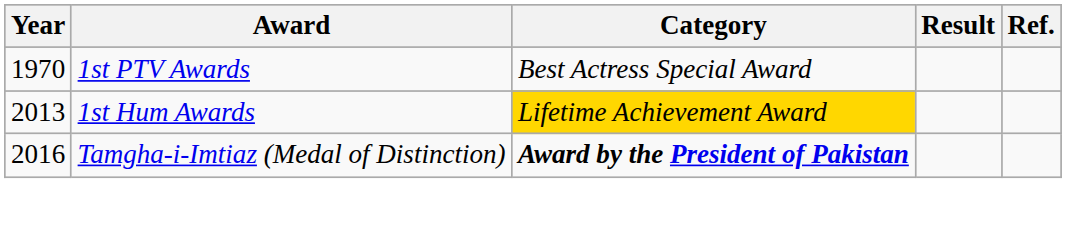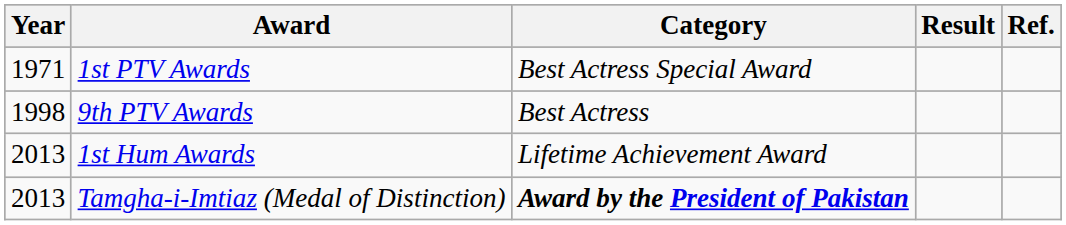(38, 68) 1970 -> (38, 68) 1971
+ row: (165, 111)
(672, 111) gold background -> (672, 154) no background
(38, 154) 2016 -> (38, 197) 2013
